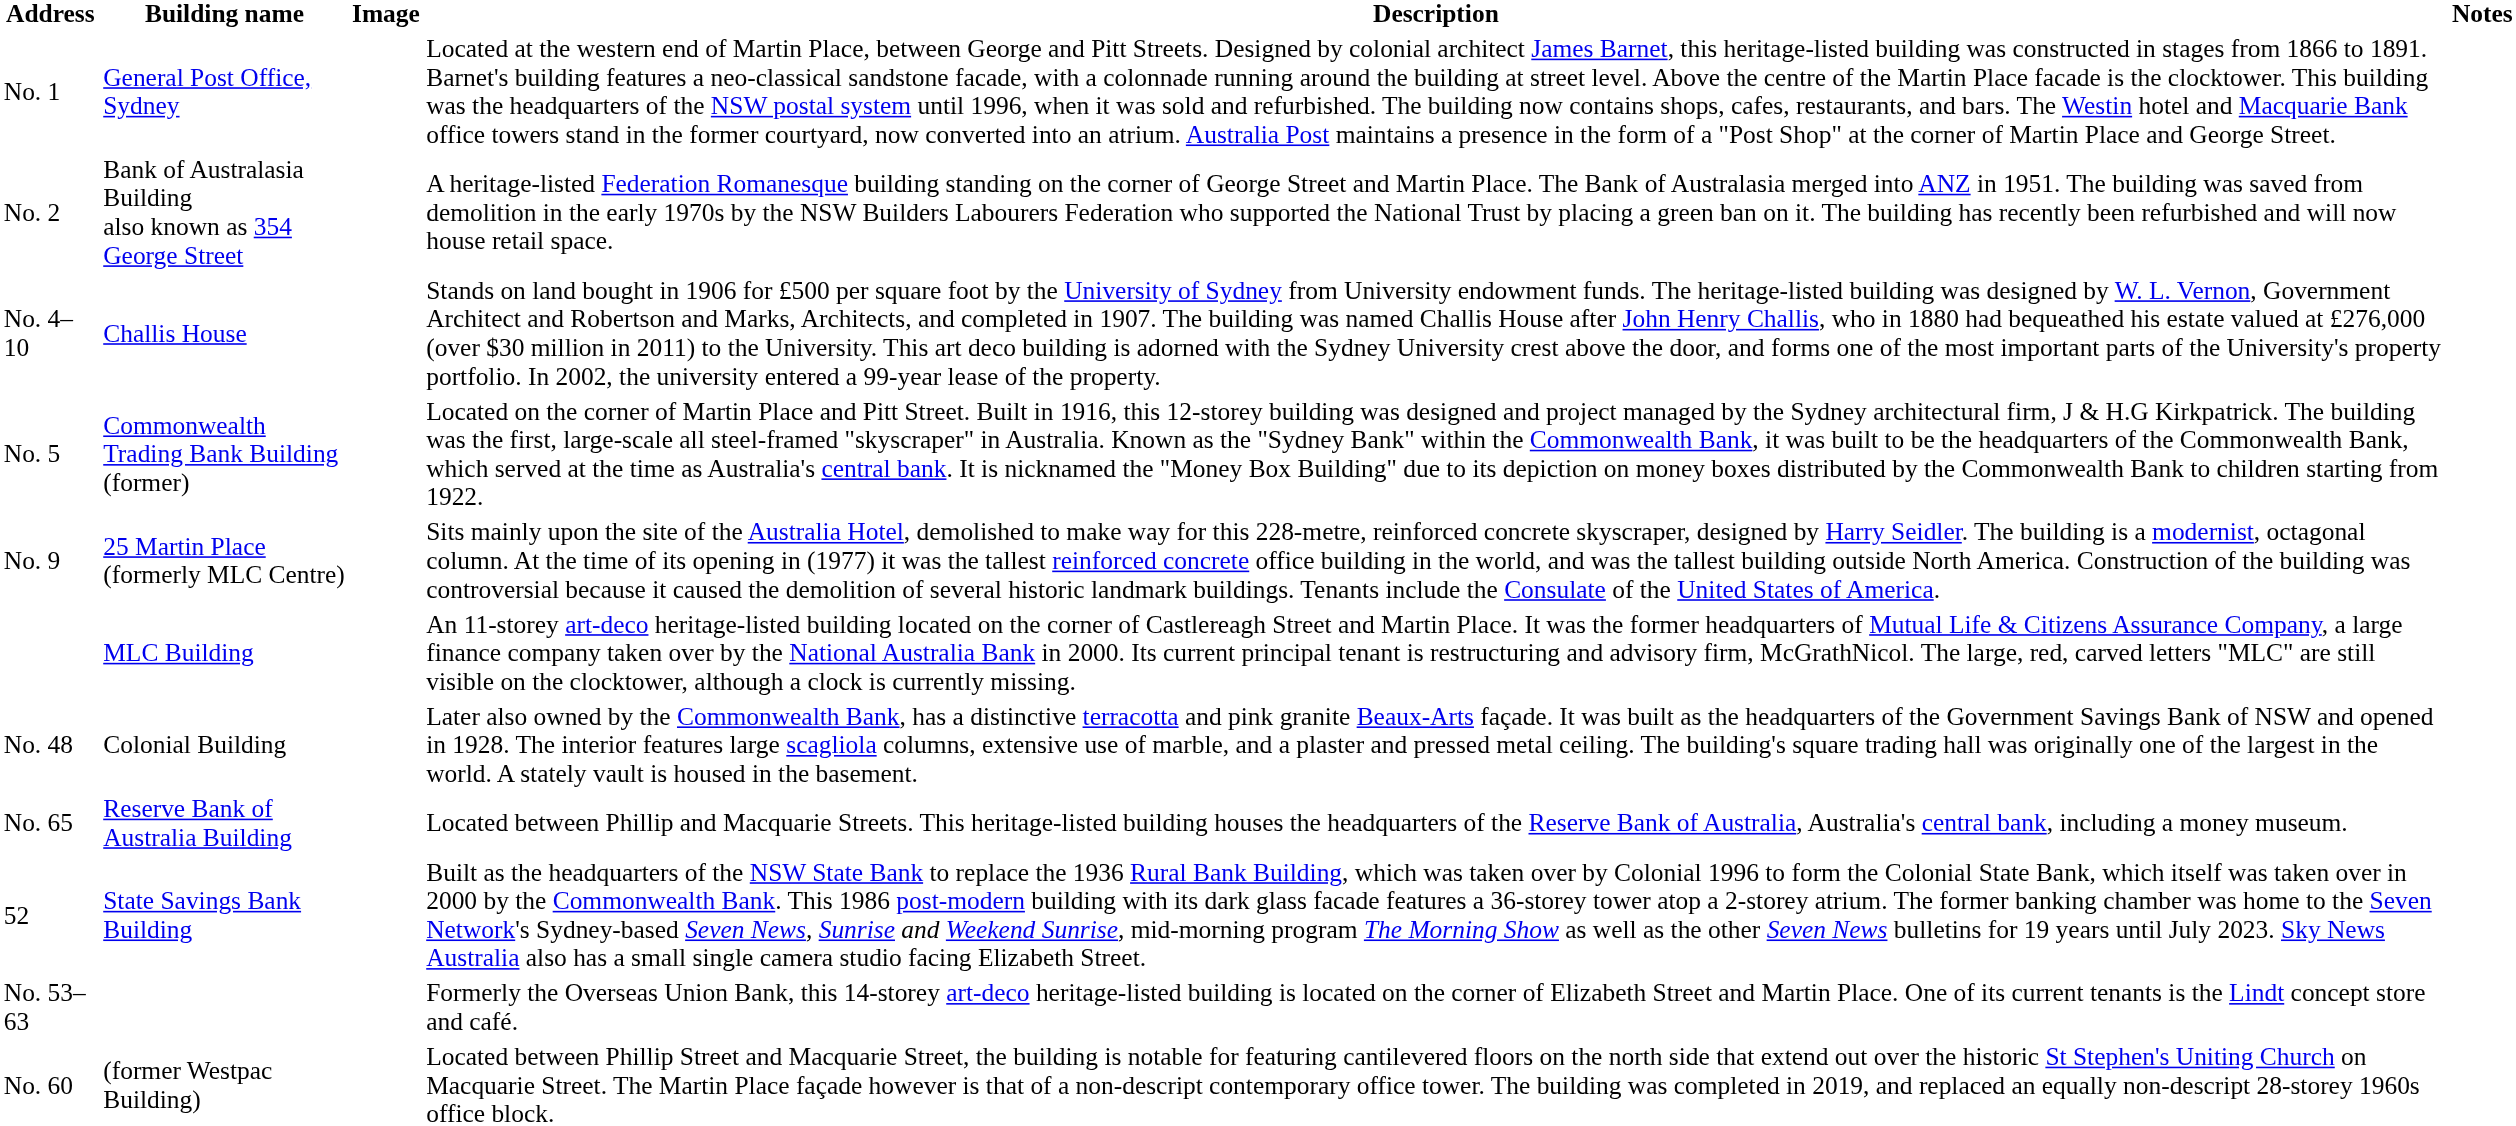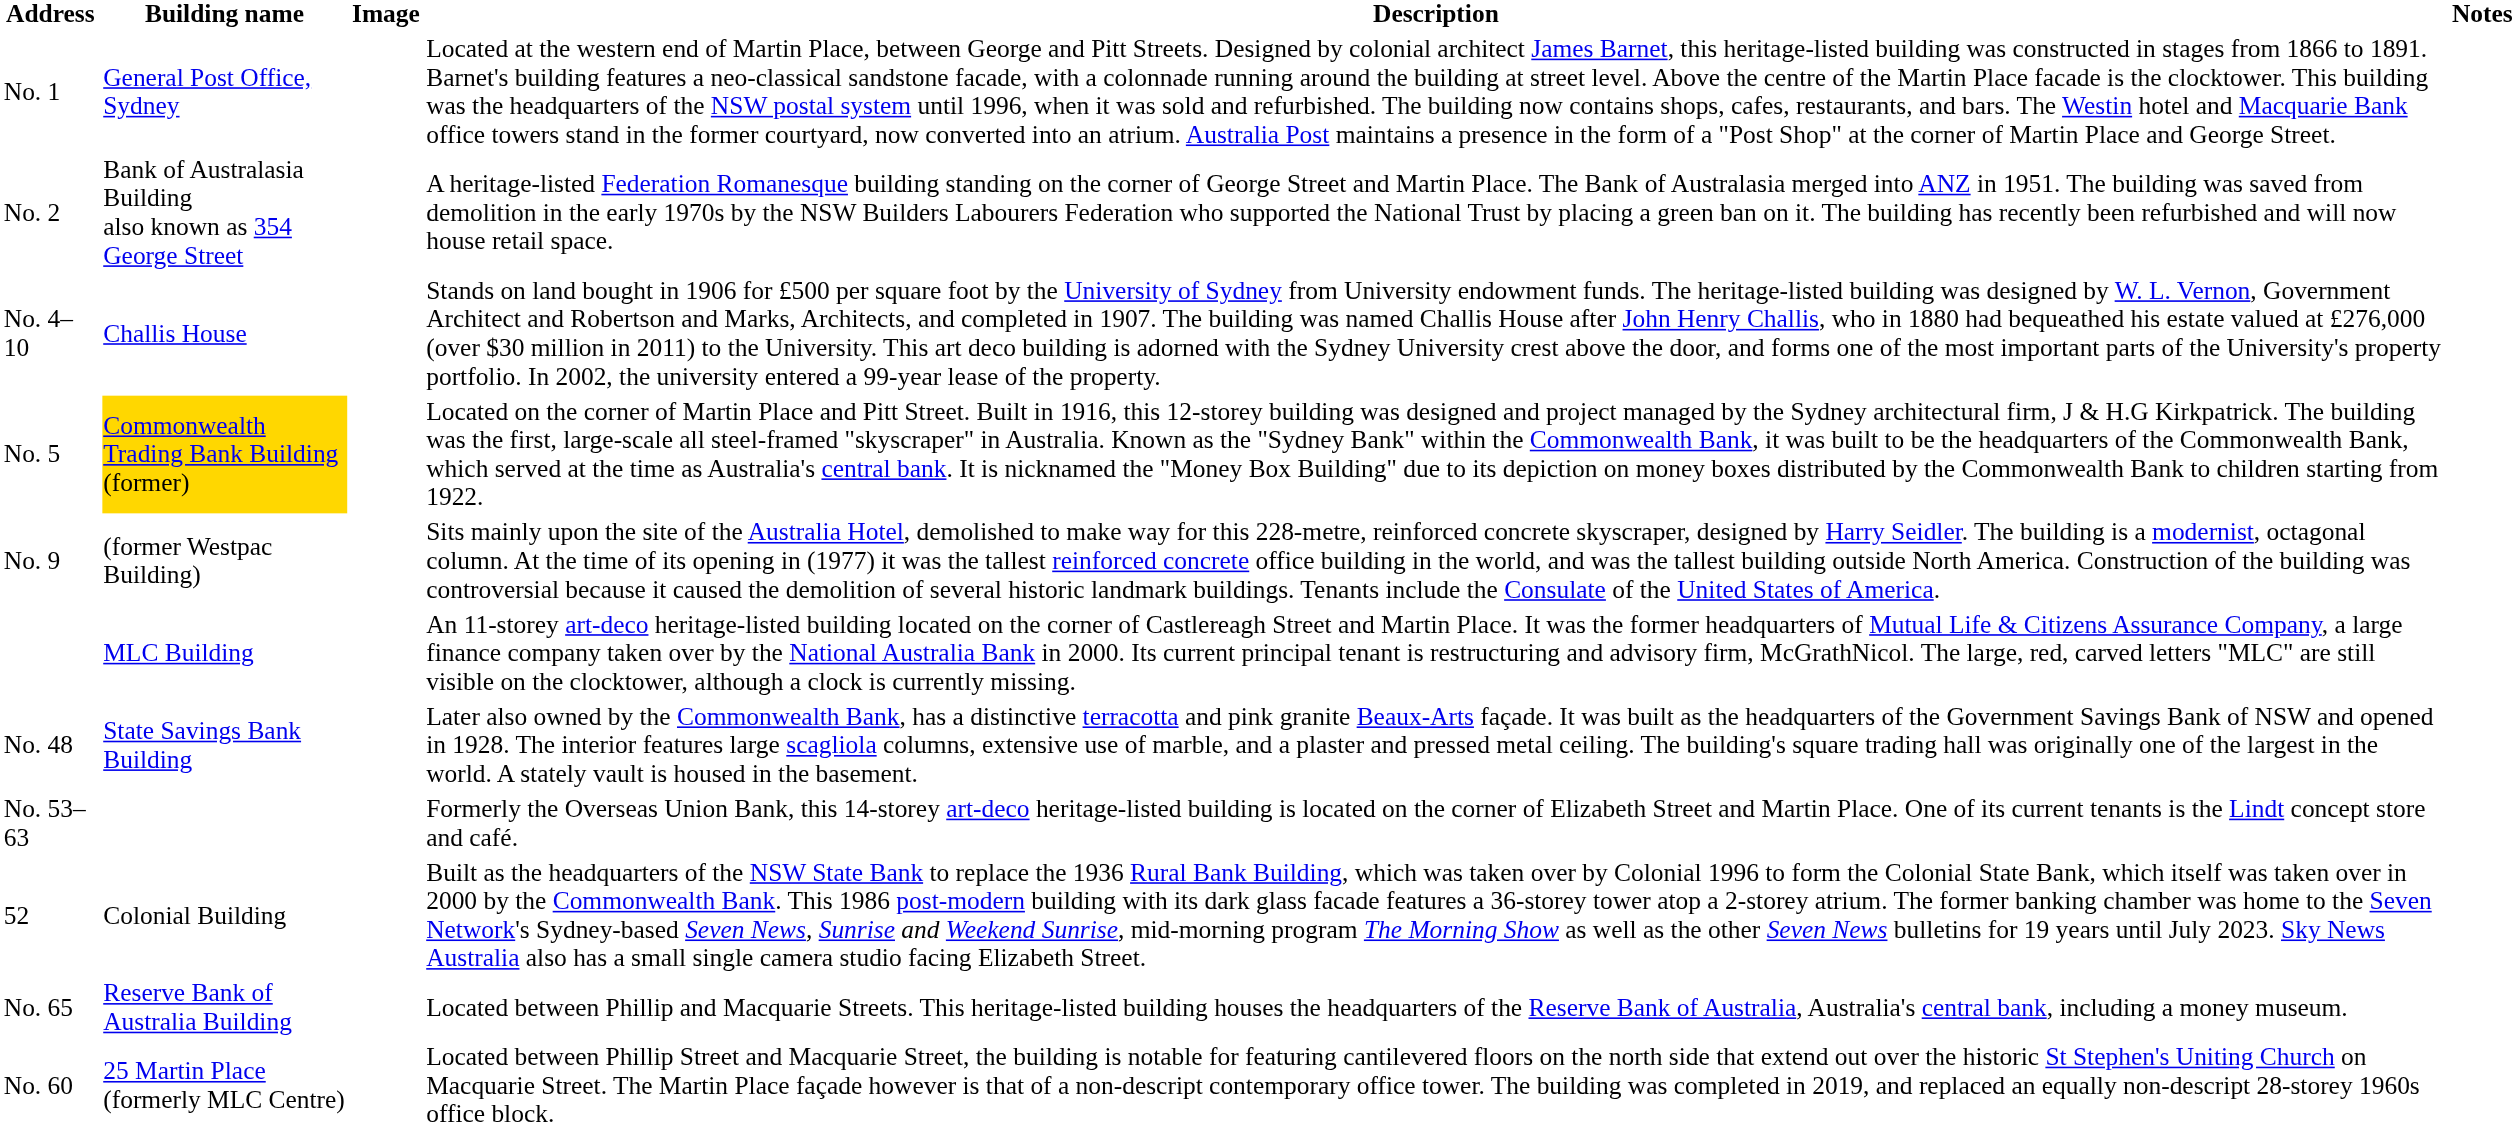(221, 454) no background -> (221, 454) gold background
(224, 560) 25 Martin Place (formerly MLC Centre) -> (188, 560) (former Westpac Building)
(195, 745) Colonial Building -> (202, 745) State Savings Bank Building
rows swapped: (45, 1007) <-> (38, 823)
(202, 915) State Savings Bank Building -> (195, 915) Colonial Building
(188, 1085) (former Westpac Building) -> (224, 1085) 25 Martin Place (formerly MLC Centre)
